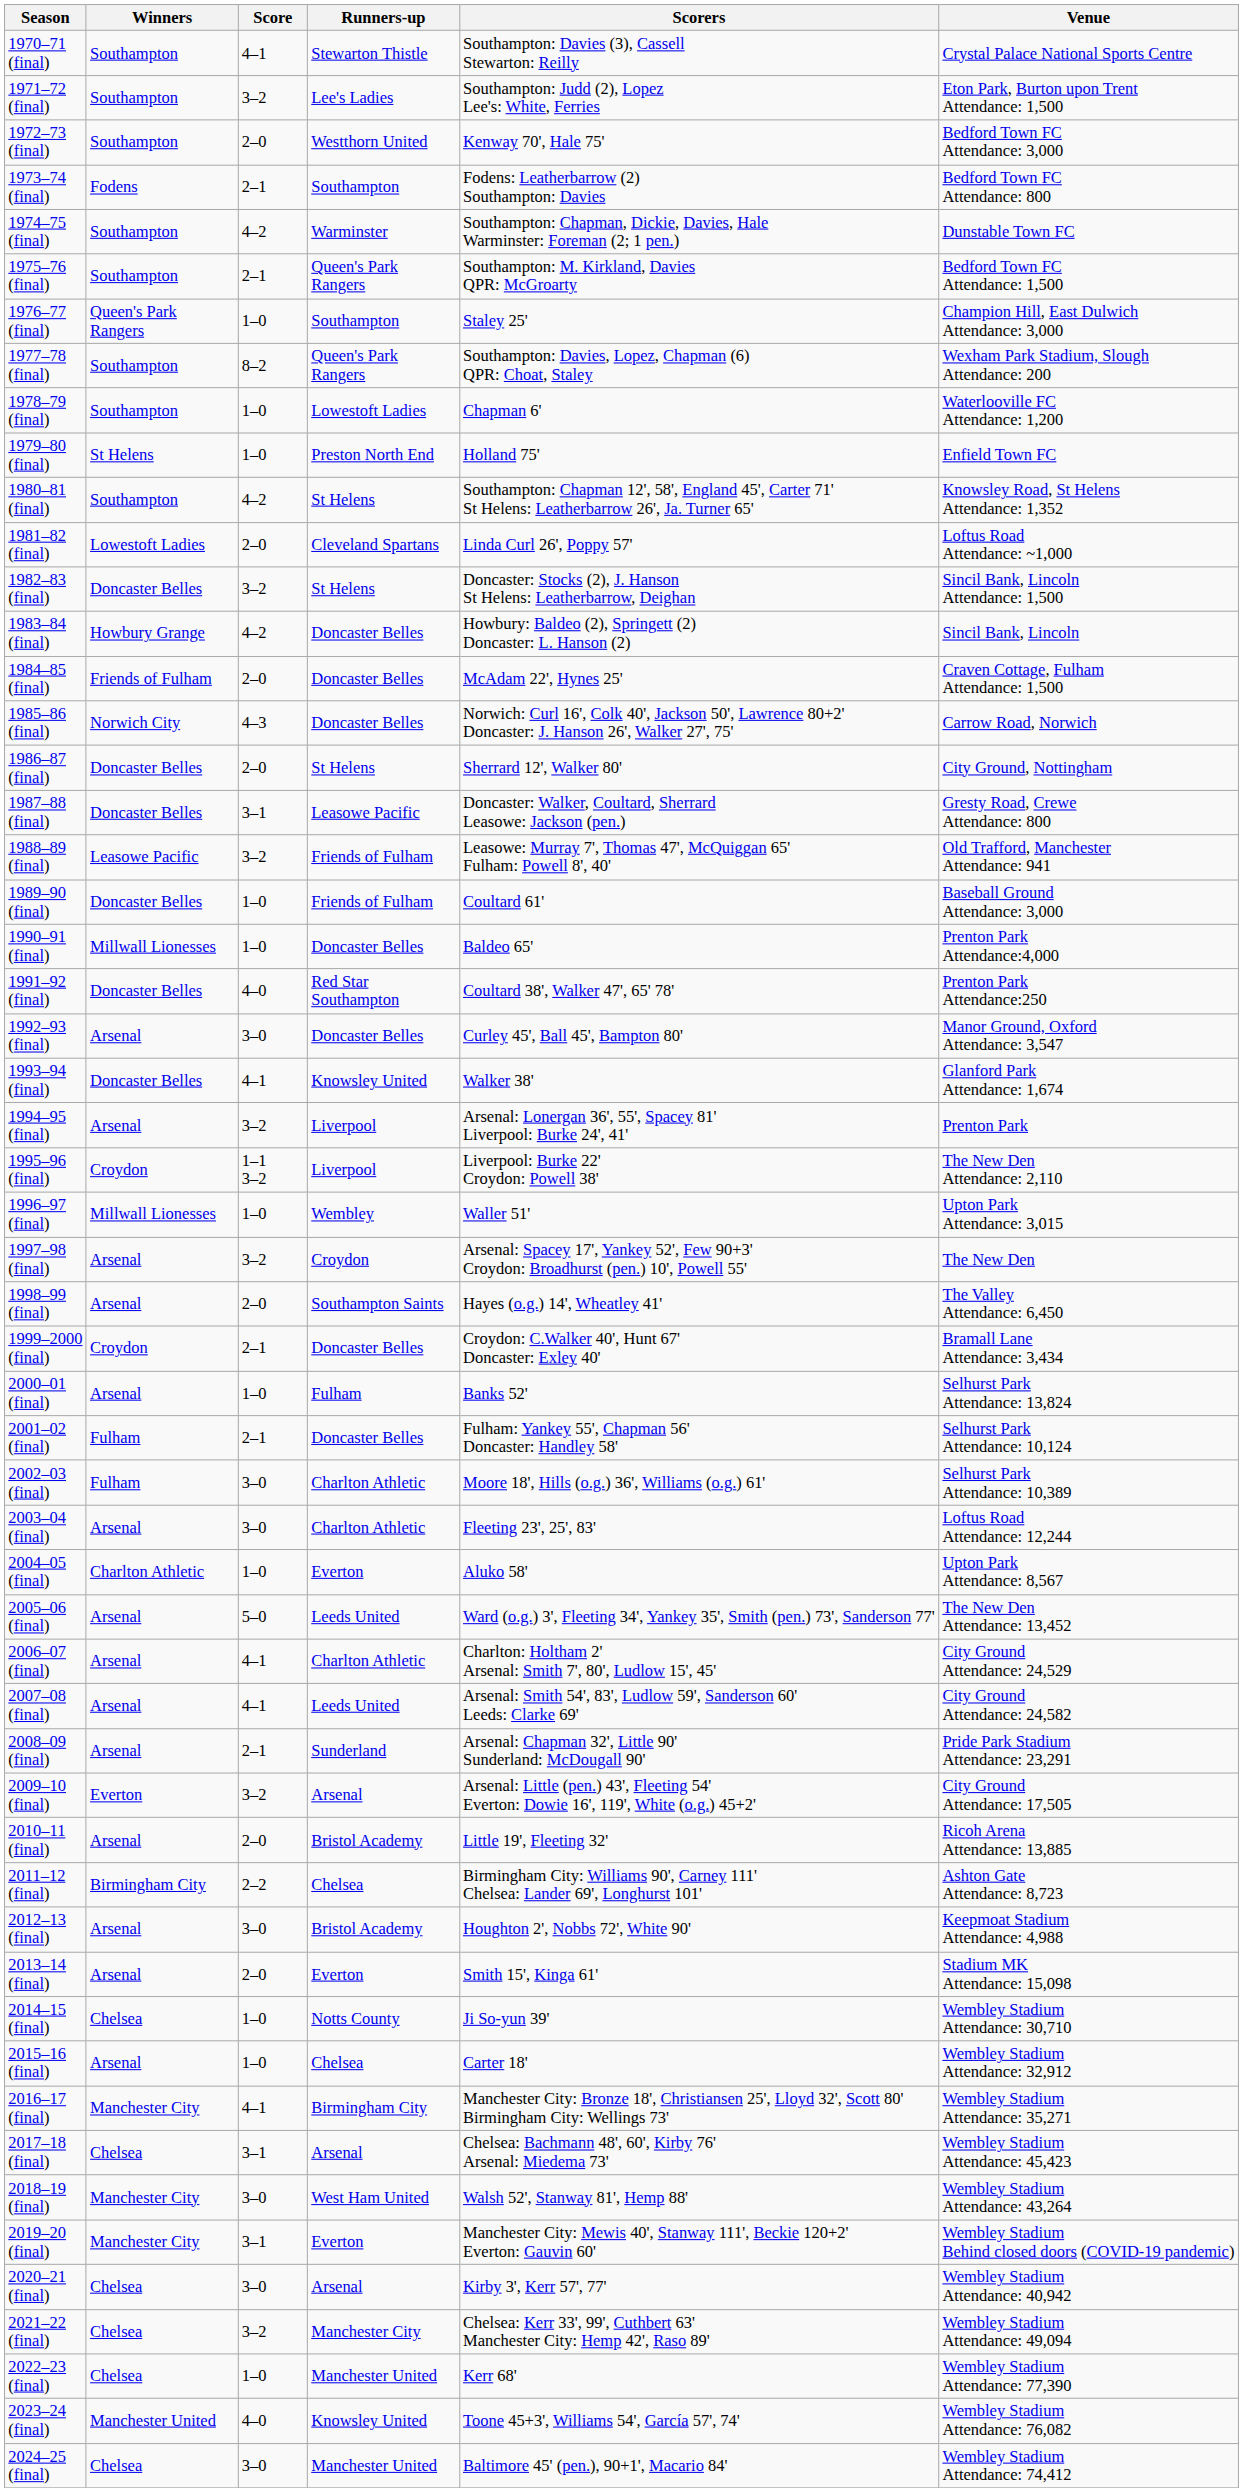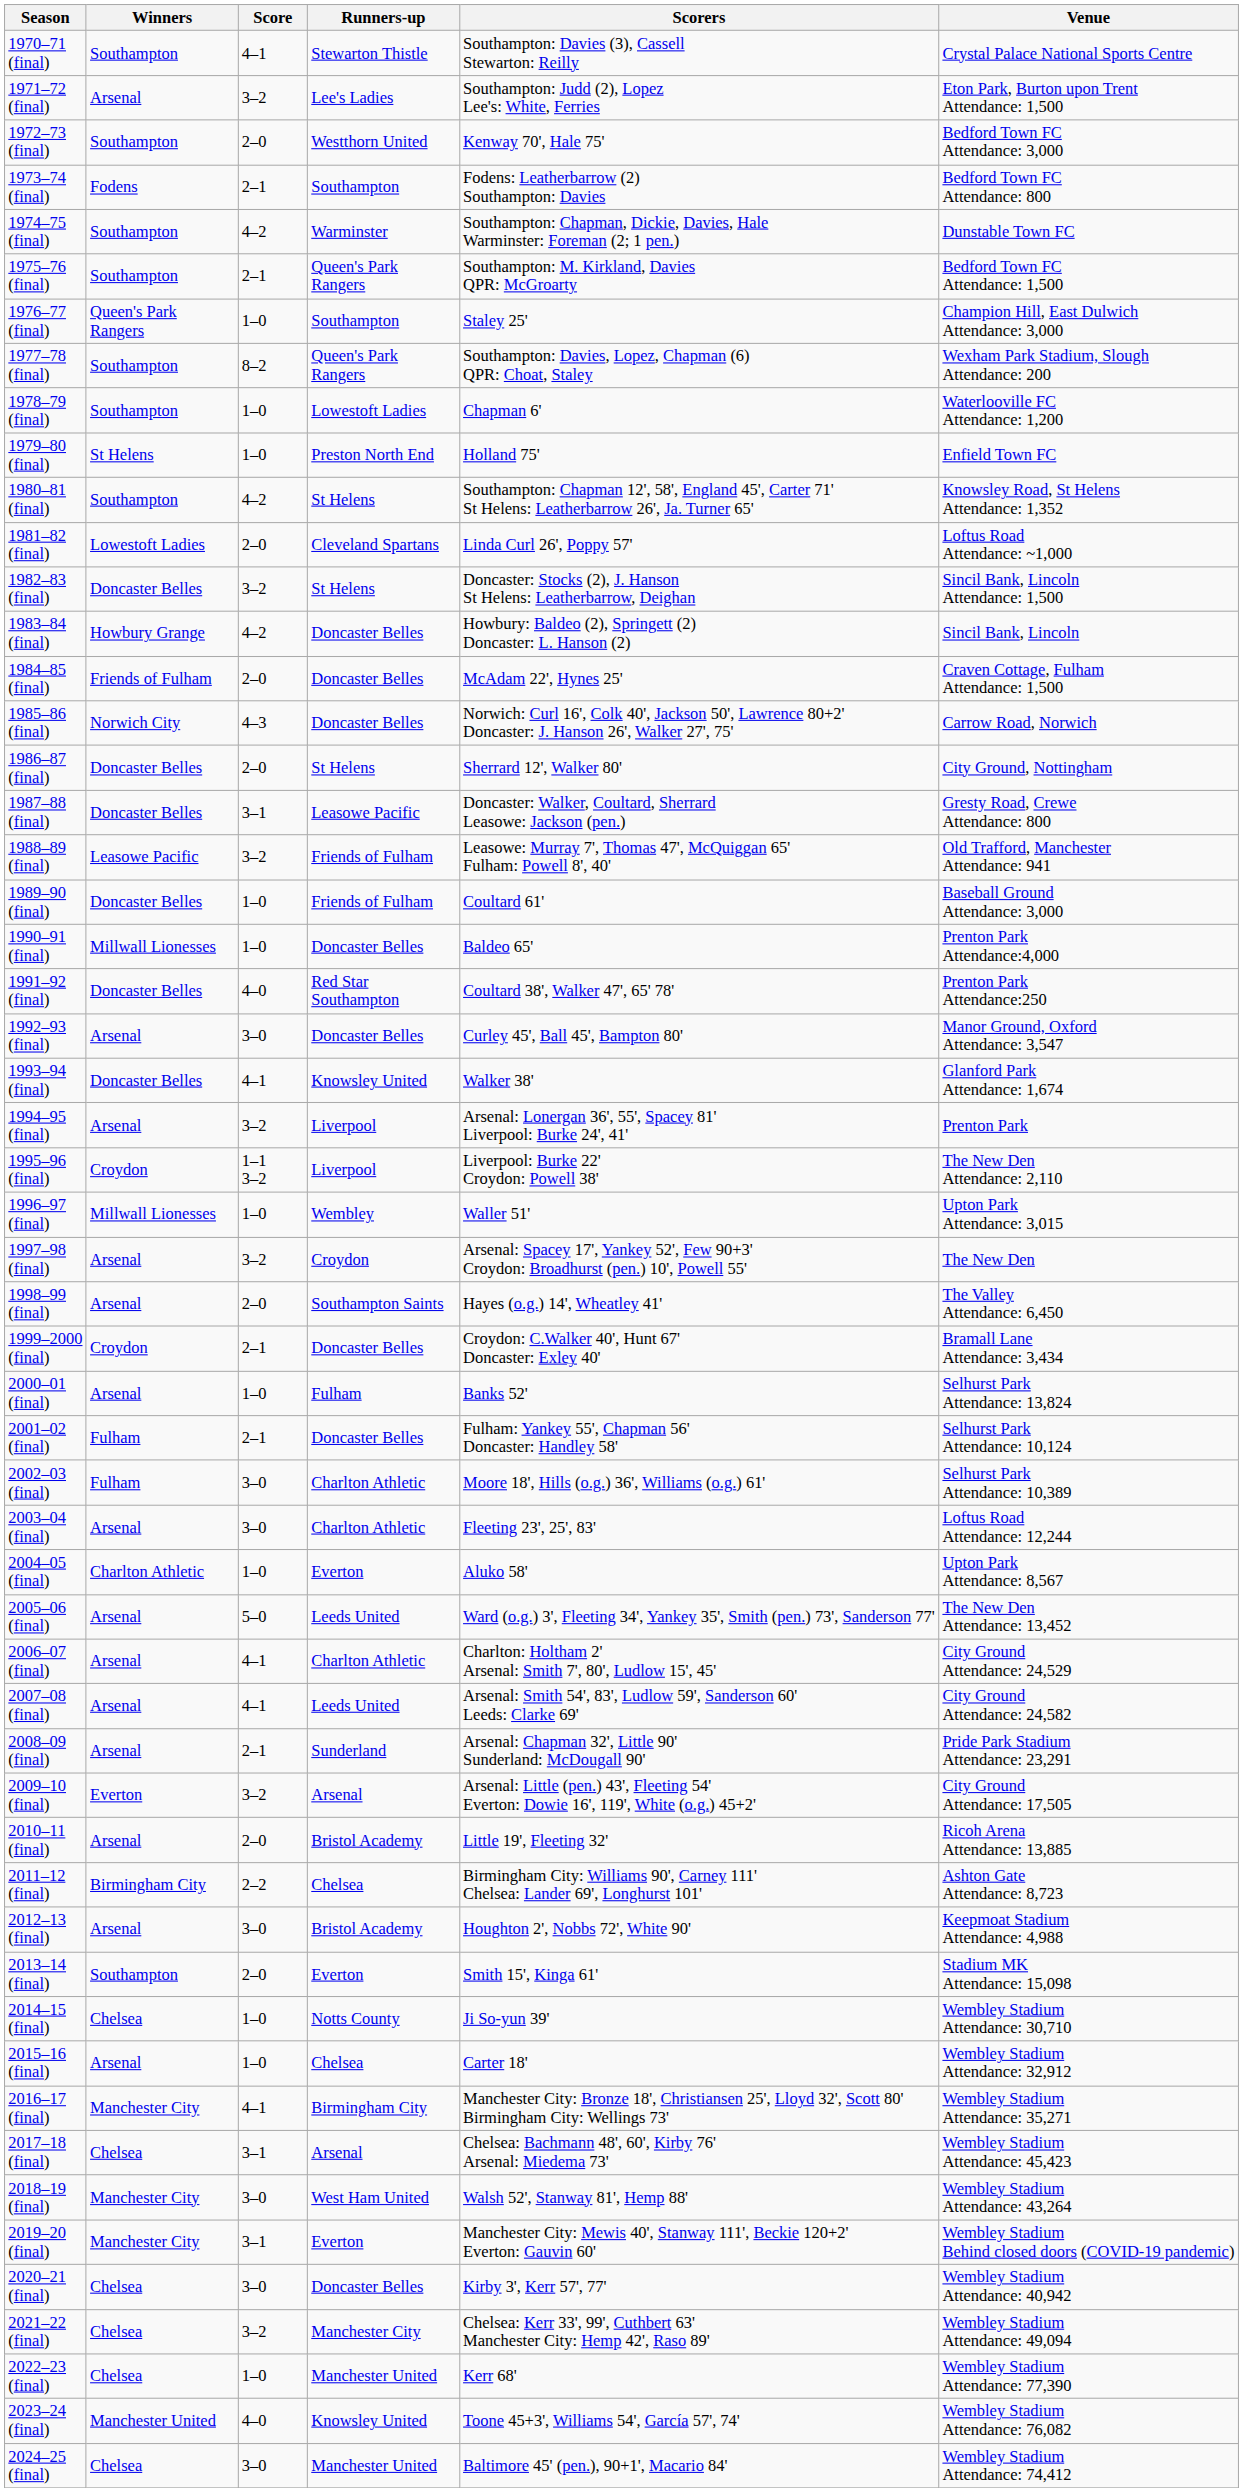(134, 97) Southampton -> (116, 97) Arsenal
(116, 1974) Arsenal -> (134, 1974) Southampton
(337, 2286) Arsenal -> (367, 2286) Doncaster Belles
